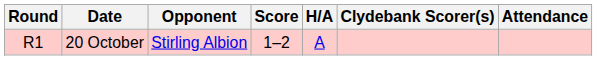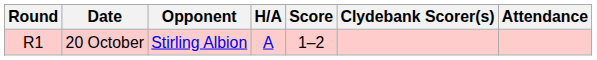columns swapped: (320, 17) <-> (277, 17)
